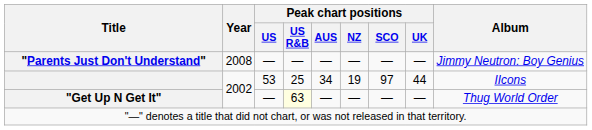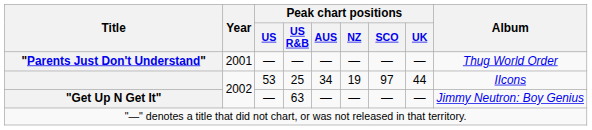(239, 61) 2008 -> (239, 61) 2001
(510, 61) Jimmy Neutron: Boy Genius -> (510, 61) Thug World Order
(297, 98) lightyellow background -> (297, 98) no background
(510, 98) Thug World Order -> (510, 98) Jimmy Neutron: Boy Genius
